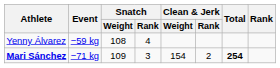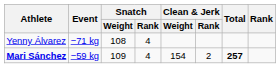(85, 41) −59 kg -> (85, 41) −71 kg
(85, 56) −71 kg -> (85, 56) −59 kg
(148, 56) 3 -> (148, 56) 4
(235, 56) 254 -> (235, 56) 257
